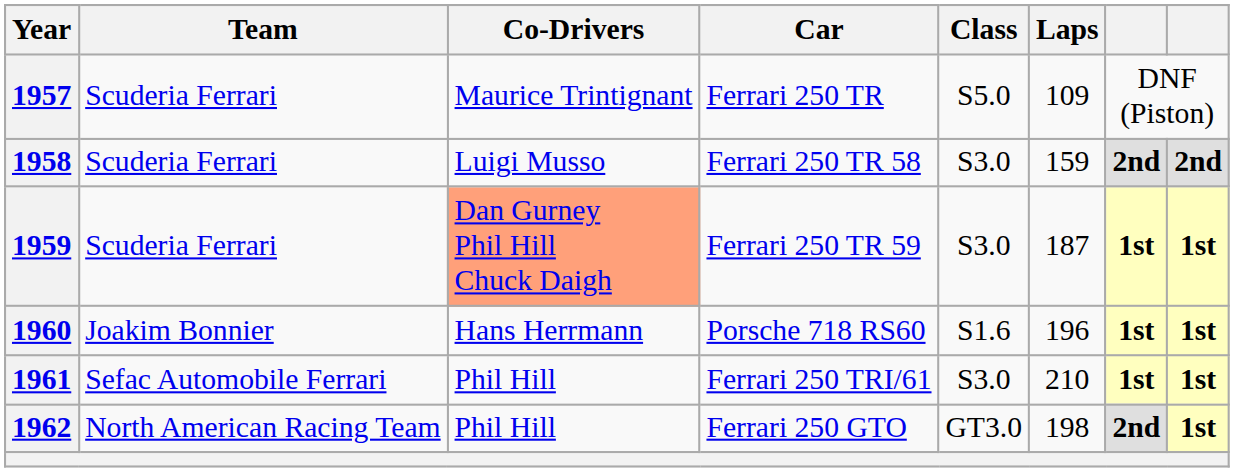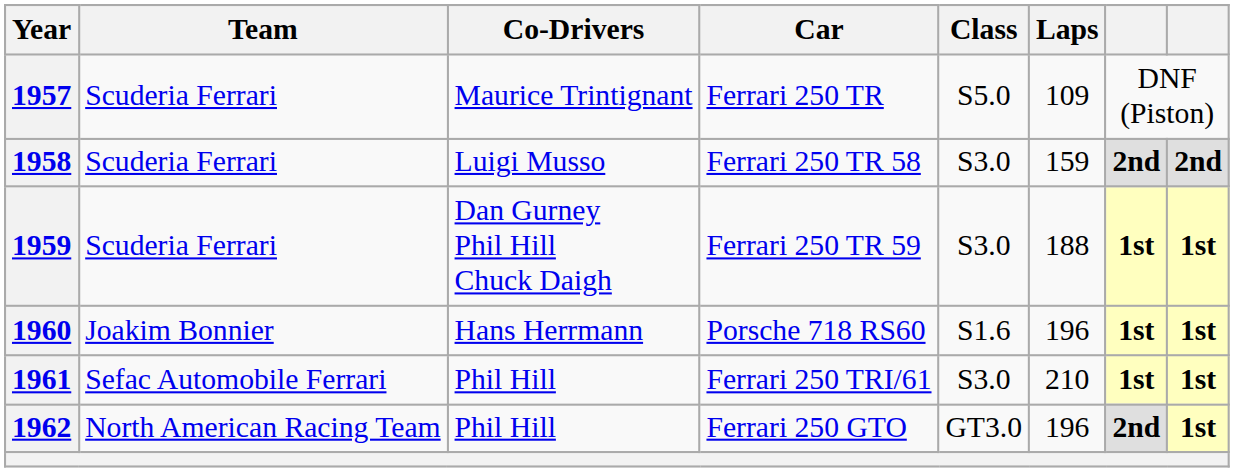(533, 246) lightsalmon background -> (533, 246) no background
(1067, 246) 187 -> (1067, 246) 188
(1067, 427) 198 -> (1067, 427) 196
